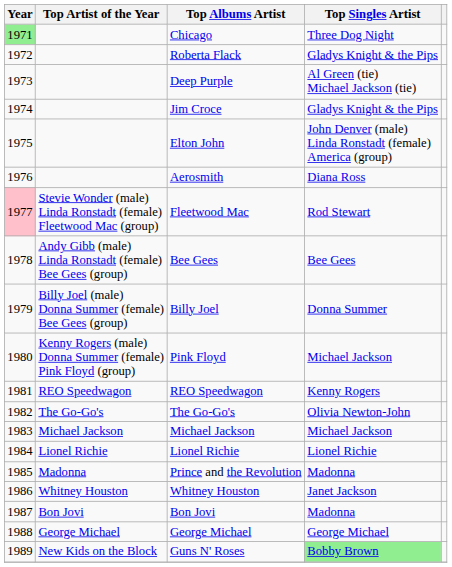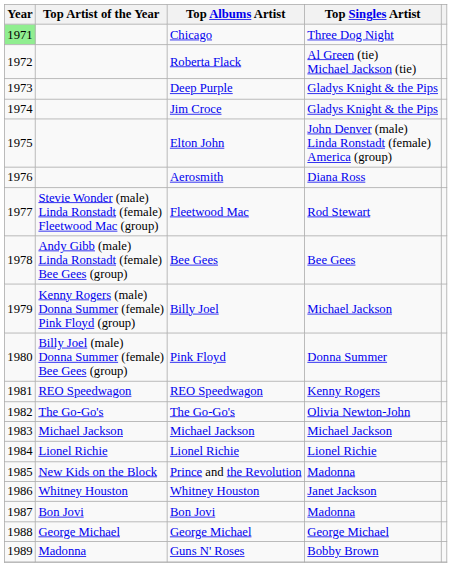(373, 54) Gladys Knight & the Pips -> (362, 61) Al Green (tie) Michael Jackson (tie)
(362, 81) Al Green (tie) Michael Jackson (tie) -> (373, 88) Gladys Knight & the Pips
(20, 211) pink background -> (20, 211) no background
(101, 308) Billy Joel (male) Donna Summer (female) Bee Gees (group) -> (101, 308) Kenny Rogers (male) Donna Summer (female) Pink Floyd (group)
(347, 308) Donna Summer -> (350, 308) Michael Jackson
(101, 357) Kenny Rogers (male) Donna Summer (female) Pink Floyd (group) -> (101, 357) Billy Joel (male) Donna Summer (female) Bee Gees (group)
(350, 357) Michael Jackson -> (347, 357) Donna Summer
(62, 471) Madonna -> (98, 471) New Kids on the Block
(98, 551) New Kids on the Block -> (62, 551) Madonna
(343, 551) lightgreen background -> (343, 551) no background
